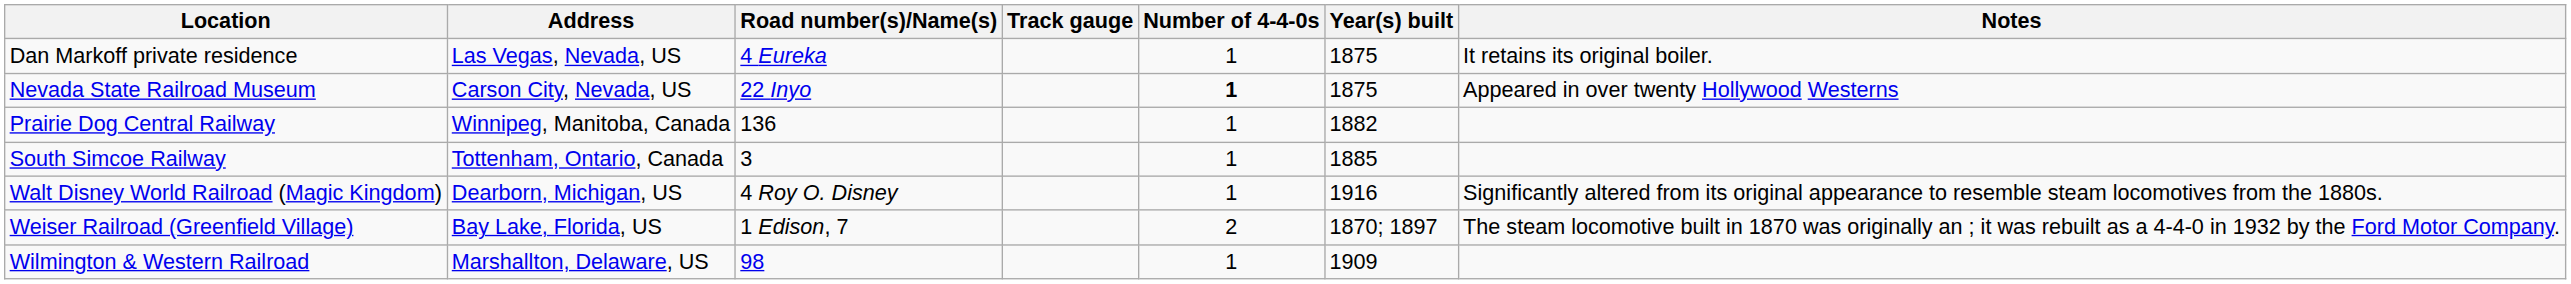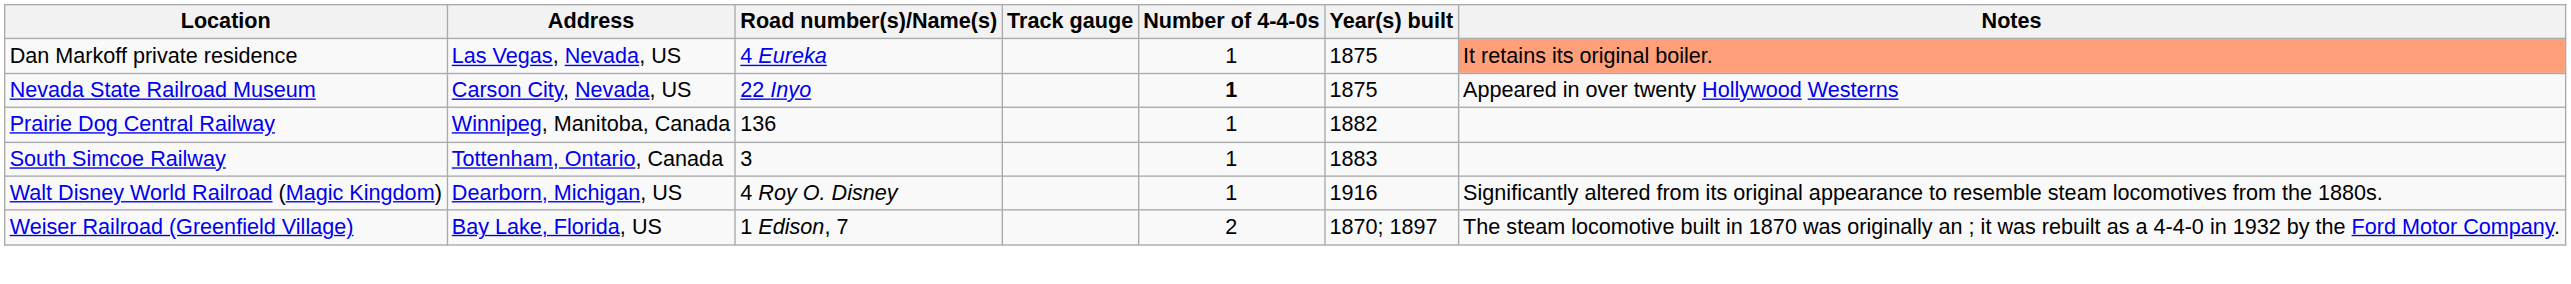(1588, 55) no background -> (1588, 55) lightsalmon background
(1354, 158) 1885 -> (1354, 158) 1883
- row: (160, 261)
